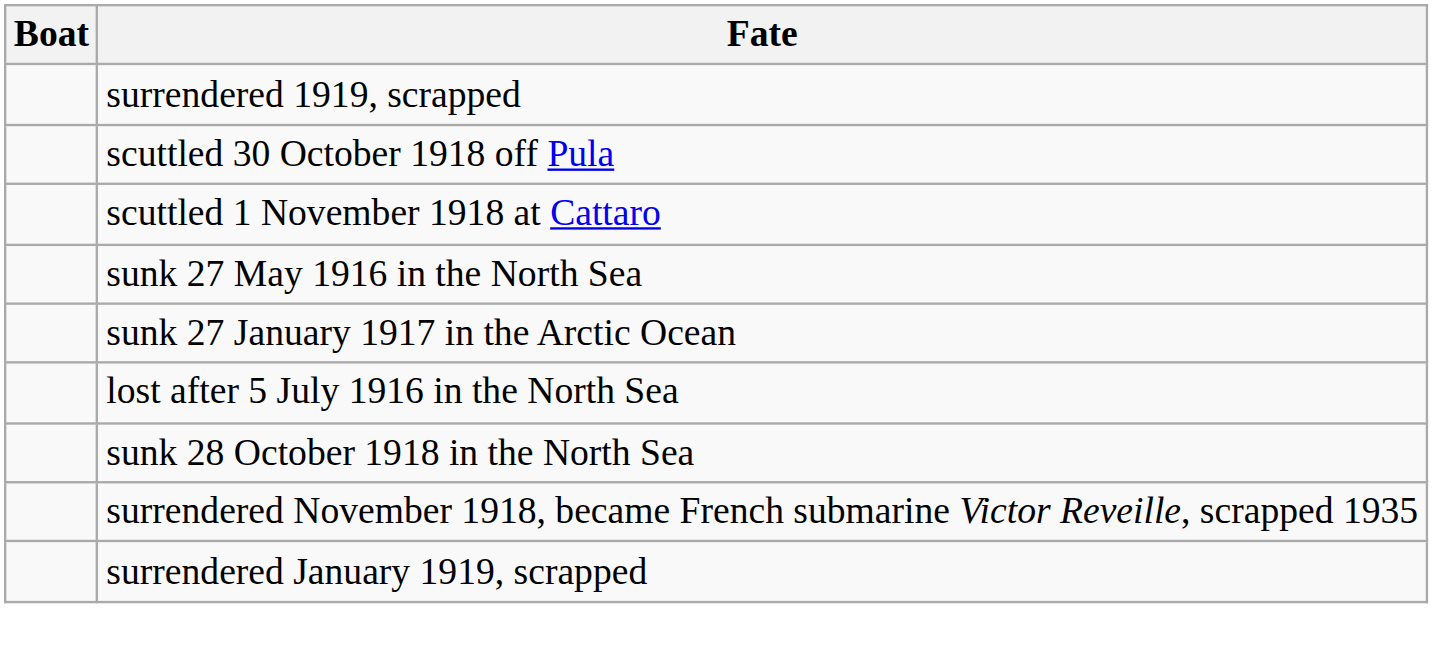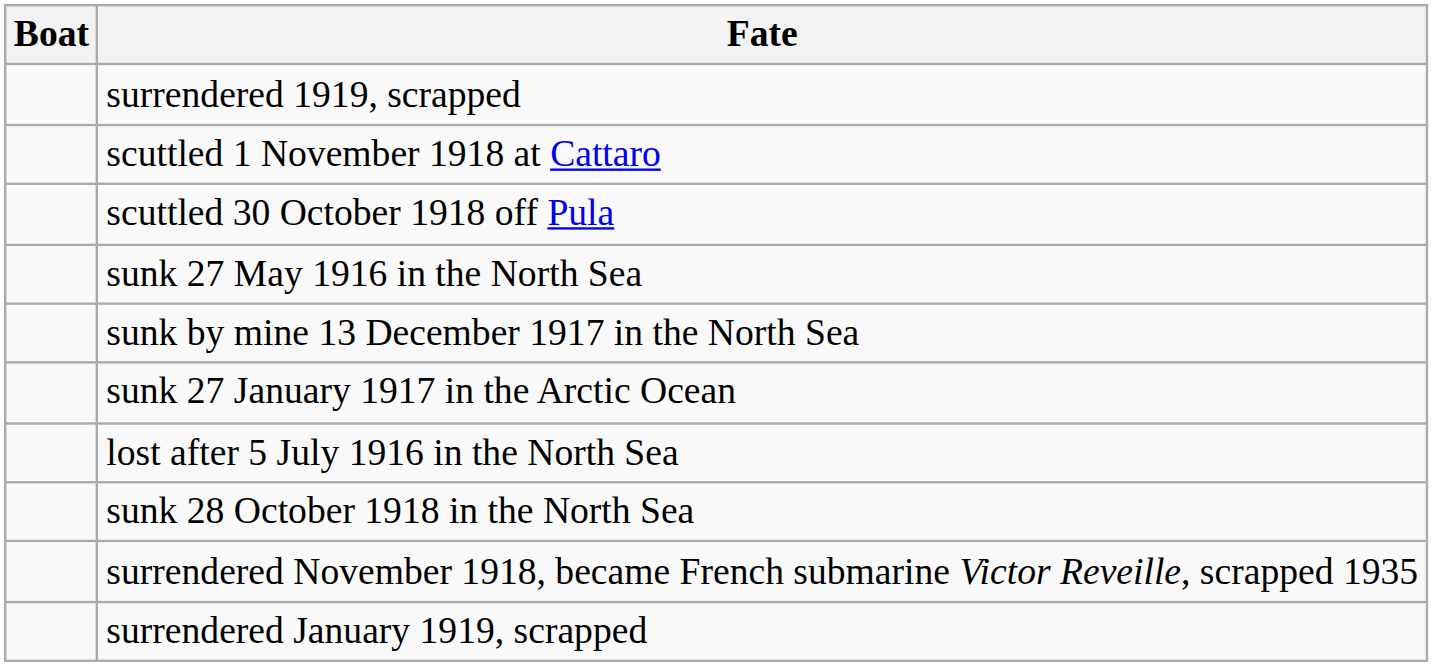rows swapped: (384, 213) <-> (360, 153)
+ row: (483, 332)
